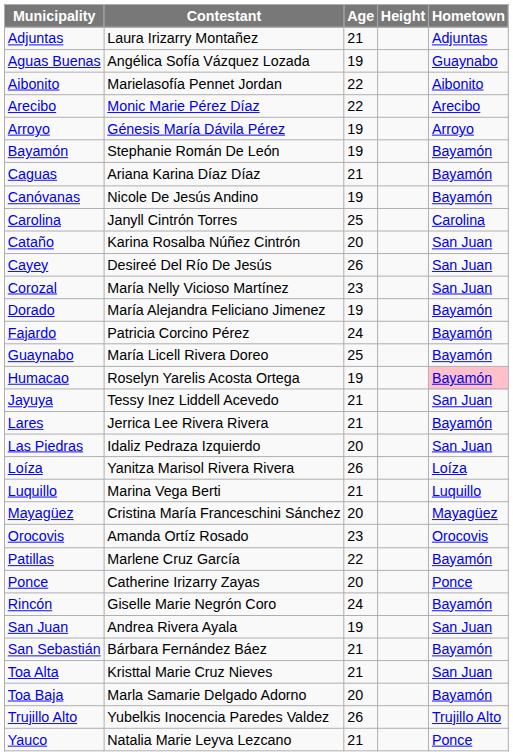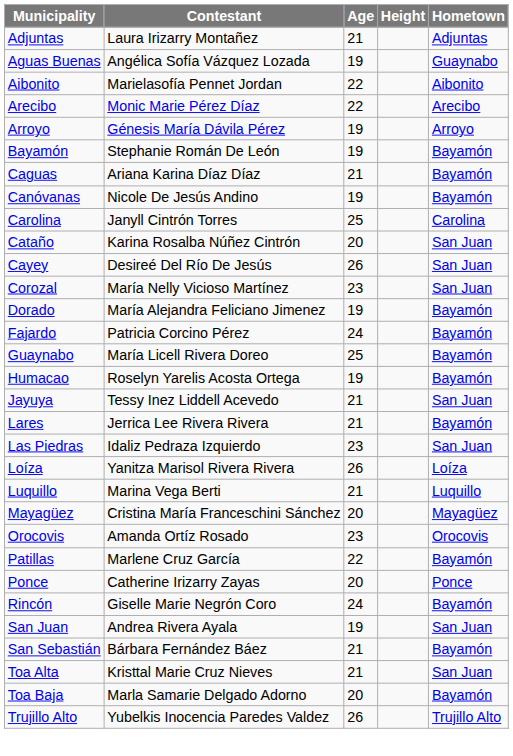(462, 378) pink background -> (462, 378) no background
(355, 446) 20 -> (355, 446) 23
- row: (28, 740)
